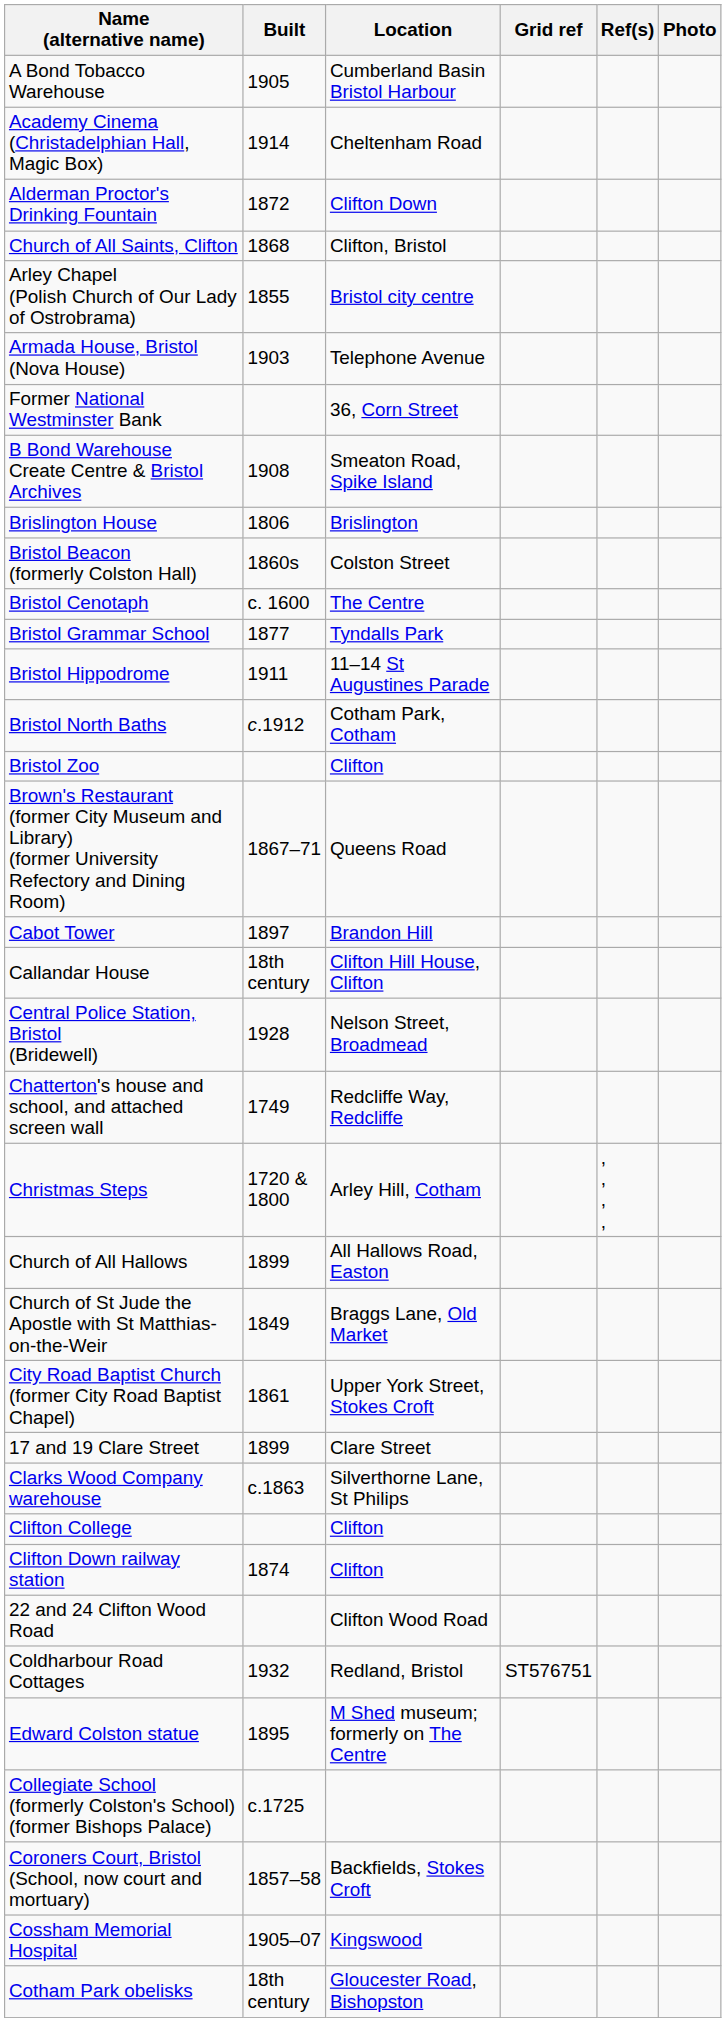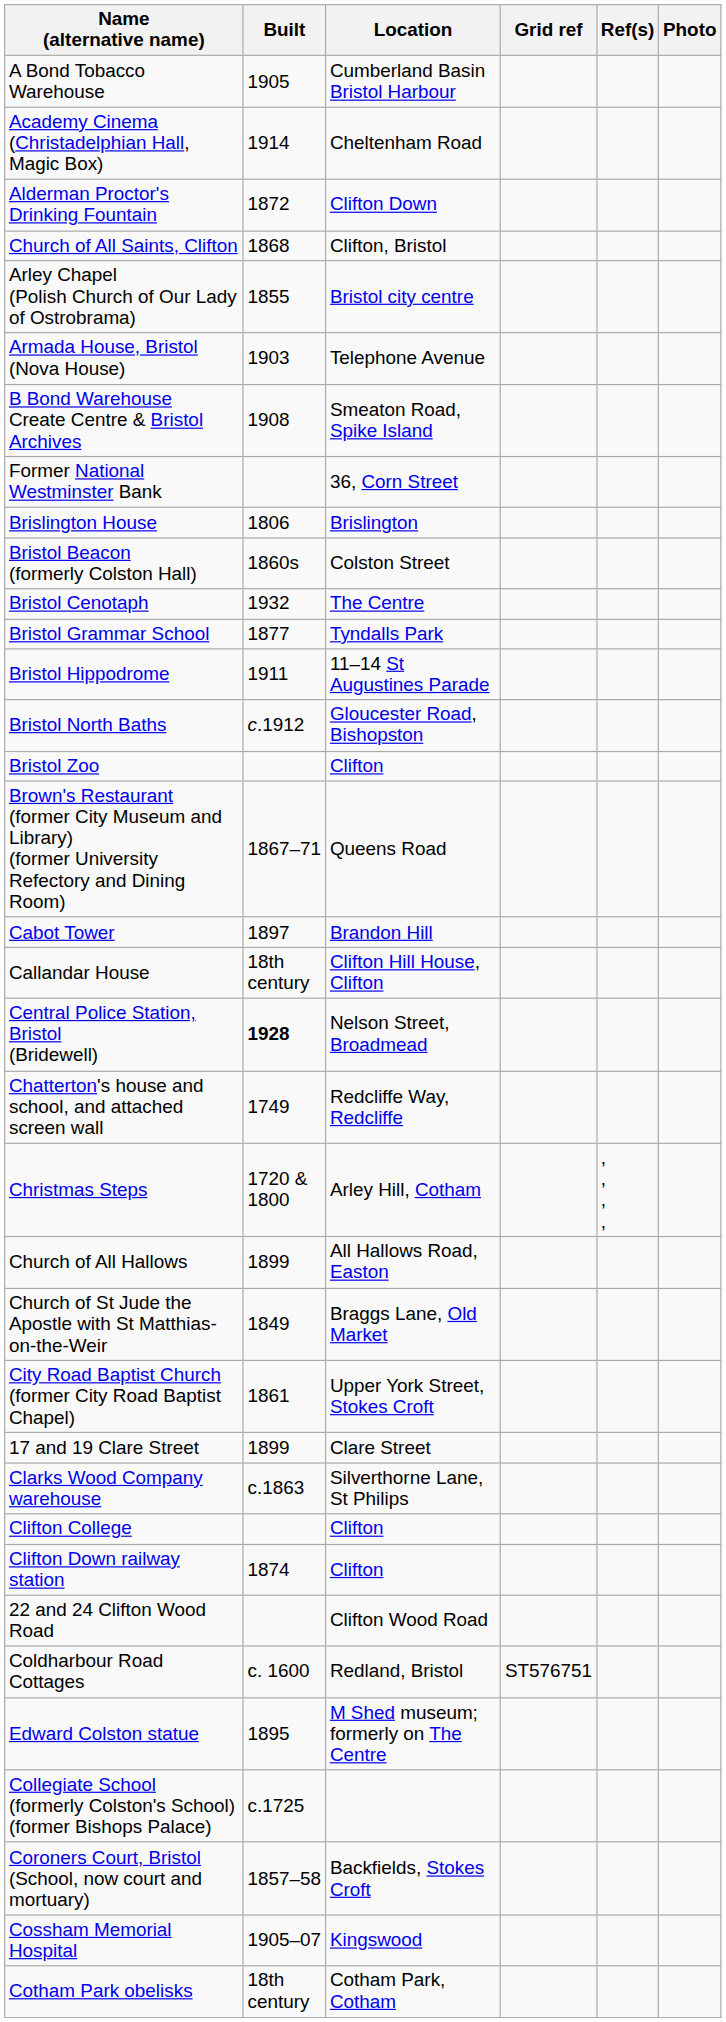rows swapped: (106, 471) <-> (85, 409)
(279, 603) c. 1600 -> (269, 603) 1932
(388, 725) Cotham Park, Cotham -> (403, 725) Gloucester Road, Bishopston
(269, 1034) normal -> (269, 1034) bold
(269, 1671) 1932 -> (279, 1671) c. 1600
(403, 1991) Gloucester Road, Bishopston -> (388, 1991) Cotham Park, Cotham
